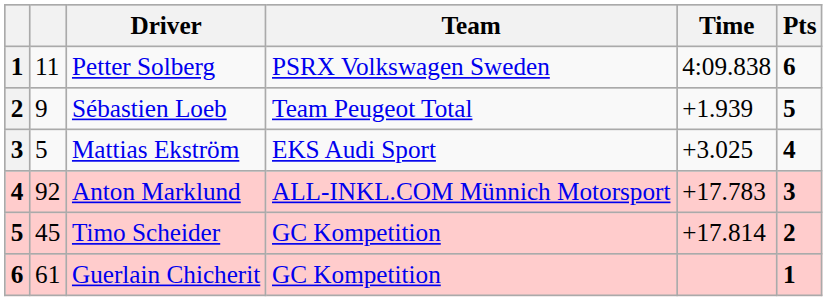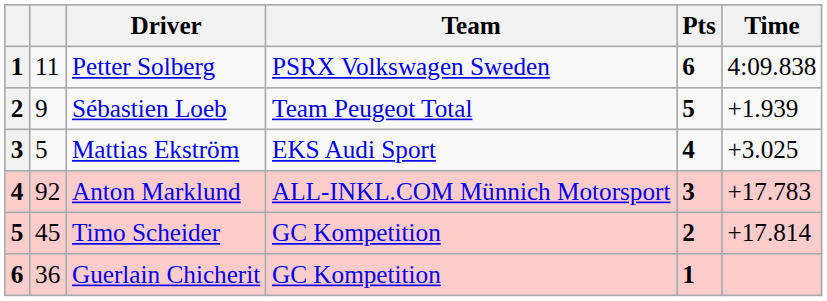columns swapped: (727, 25) <-> (800, 25)
(48, 275) 61 -> (48, 275) 36
